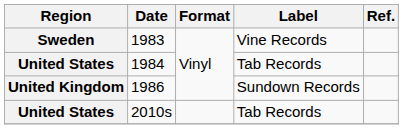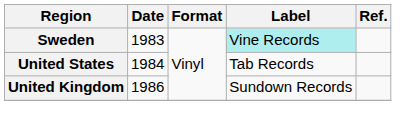(282, 40) no background -> (274, 40) paleturquoise background
- row: (151, 111)
